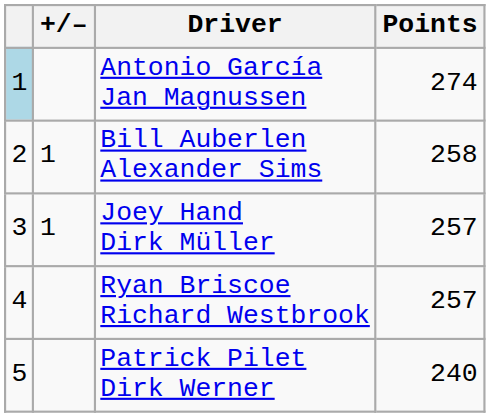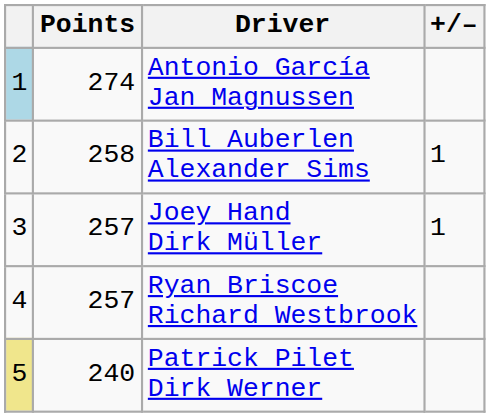columns swapped: (64, 27) <-> (430, 27)
(19, 375) no background -> (19, 375) khaki background
